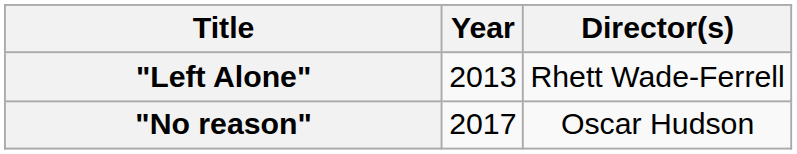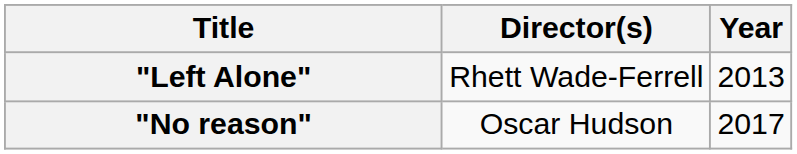columns swapped: (483, 28) <-> (658, 28)
